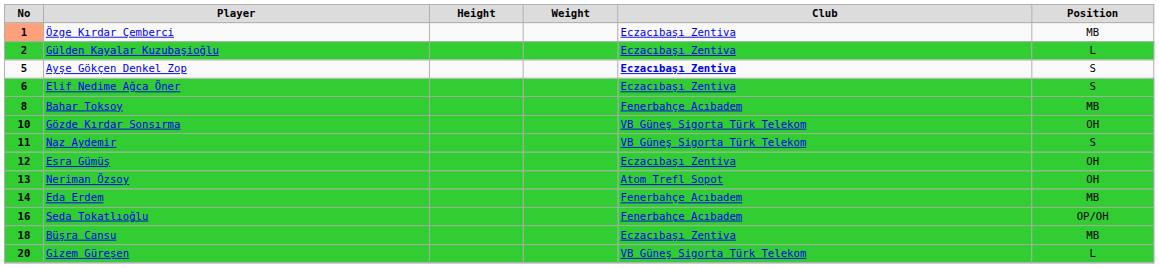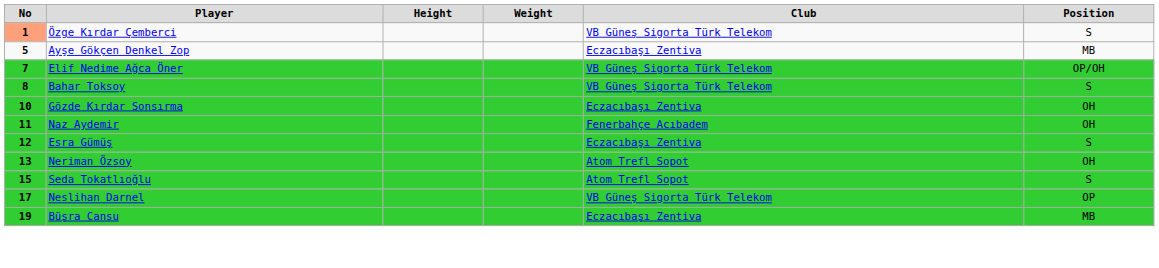(678, 32) Eczacıbaşı Zentiva -> (679, 32) VB Güneş Sigorta Türk Telekom
(1093, 32) MB -> (1089, 32) S
- row: (132, 50)
(678, 69) bold -> (644, 50) normal
(1093, 69) S -> (1089, 50) MB
(24, 87) 6 -> (25, 69) 7
(678, 87) Eczacıbaşı Zentiva -> (679, 69) VB Güneş Sigorta Türk Telekom
(1093, 87) S -> (1089, 69) OP/OH
(681, 106) Fenerbahçe Acıbadem -> (679, 87) VB Güneş Sigorta Türk Telekom
(1093, 106) MB -> (1089, 87) S
(713, 124) VB Güneş Sigorta Türk Telekom -> (644, 106) Eczacıbaşı Zentiva
(713, 143) VB Güneş Sigorta Türk Telekom -> (647, 124) Fenerbahçe Acıbadem
(1093, 143) S -> (1089, 124) OH
(1093, 161) OH -> (1089, 143) S
- row: (75, 198)
(24, 216) 16 -> (25, 180) 15
(681, 216) Fenerbahçe Acıbadem -> (637, 180) Atom Trefl Sopot
(1093, 216) OP/OH -> (1089, 180) S
+ row: (96, 198)
(24, 235) 18 -> (25, 216) 19
- row: (88, 253)
